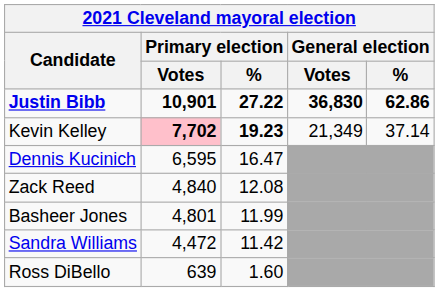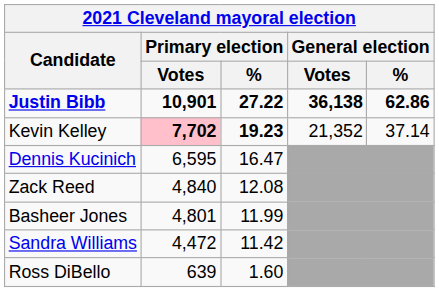(336, 103) 36,830 -> (336, 103) 36,138
(336, 131) 21,349 -> (336, 131) 21,352
